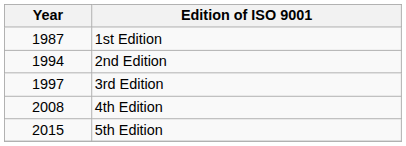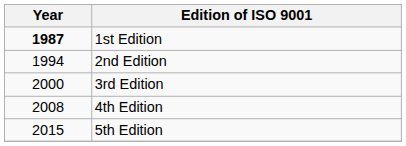(48, 38) normal -> (48, 38) bold
(48, 84) 1997 -> (48, 84) 2000
